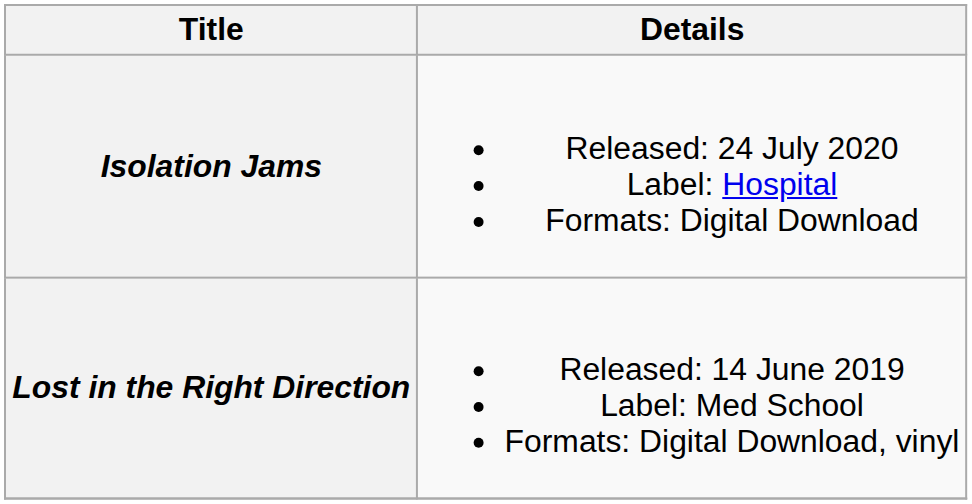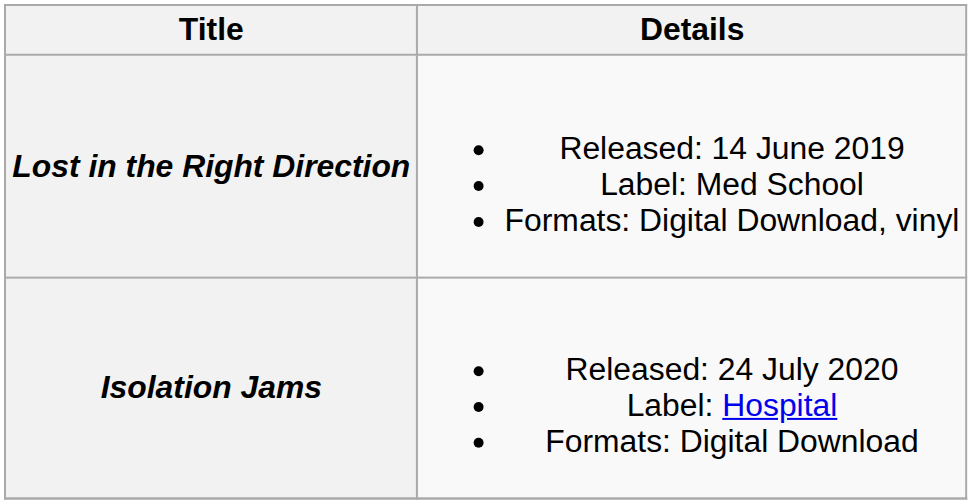rows swapped: (211, 387) <-> (211, 165)
